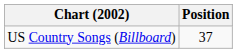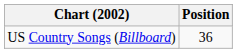(206, 37) 37 -> (206, 37) 36
